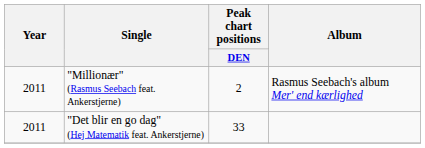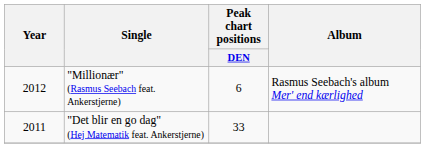(34, 89) 2011 -> (34, 89) 2012
(239, 89) 2 -> (239, 89) 6
